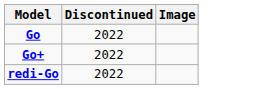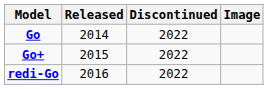+ column: (94, 14)
